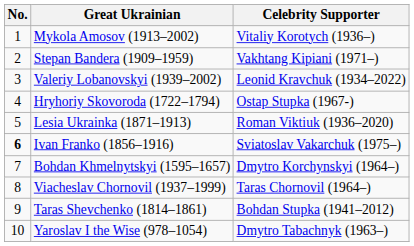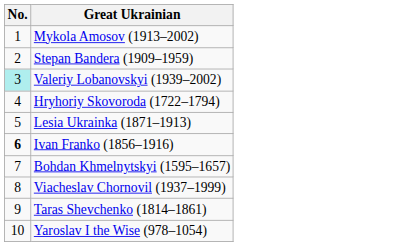- column: (321, 15)
(18, 79) no background -> (18, 79) paleturquoise background
